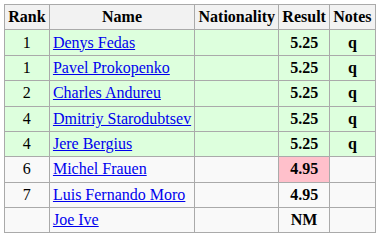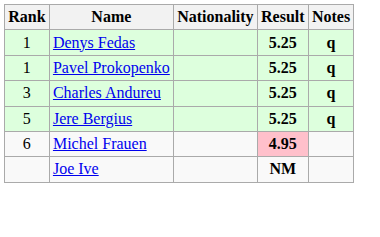(27, 93) 2 -> (27, 93) 3
- row: (122, 118)
(27, 144) 4 -> (27, 118) 5
- row: (119, 194)
